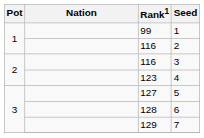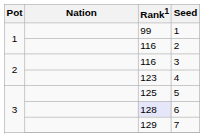(149, 93) 127 -> (149, 93) 125
(149, 109) no background -> (149, 109) lavender background
